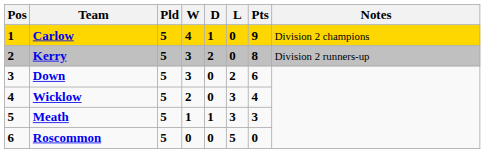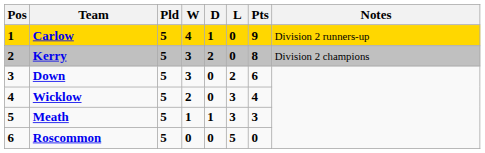(322, 36) Division 2 champions -> (322, 36) Division 2 runners-up
(322, 56) Division 2 runners-up -> (322, 56) Division 2 champions
